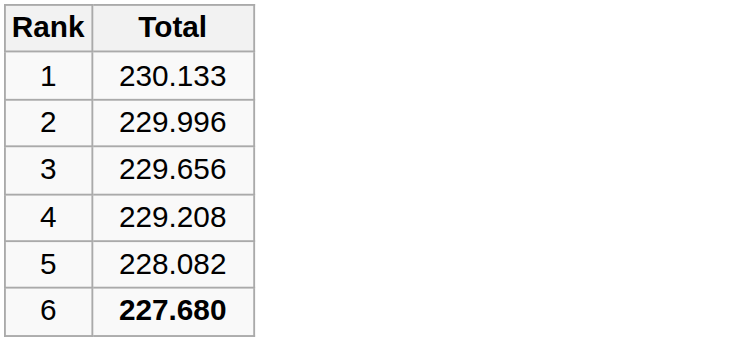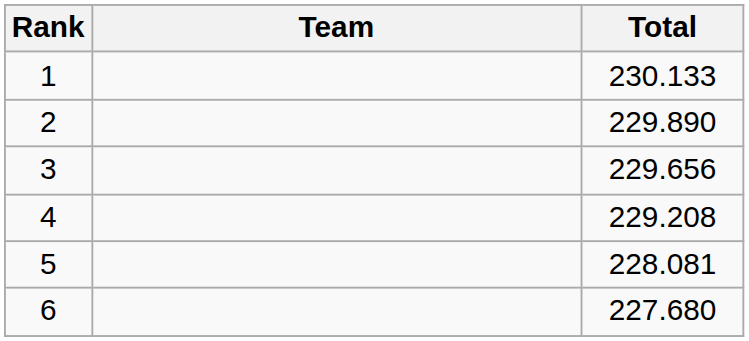+ column: (336, 28)
(173, 122) 229.996 -> (663, 122) 229.890
(173, 264) 228.082 -> (663, 264) 228.081
(173, 311) bold -> (663, 311) normal
